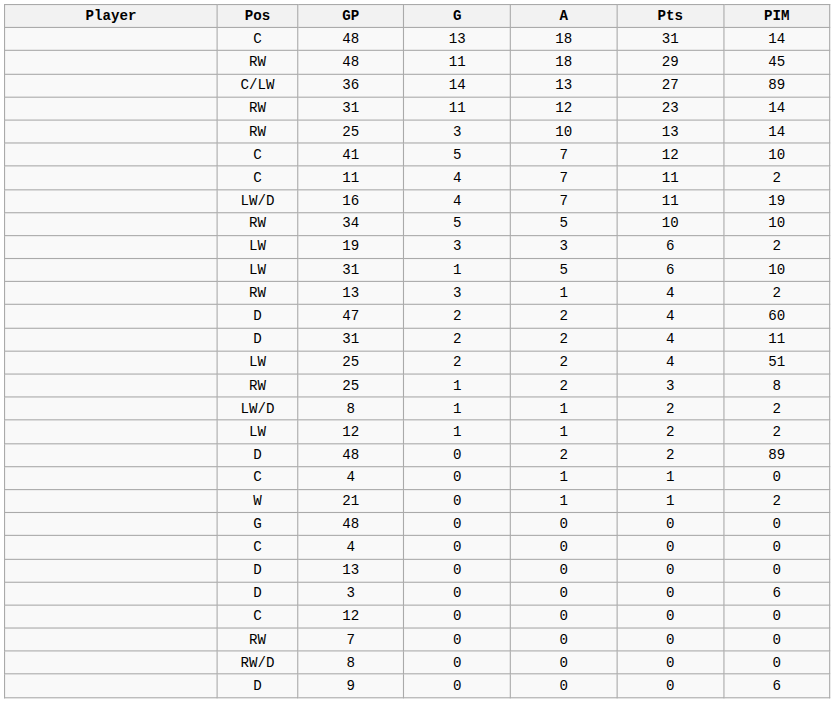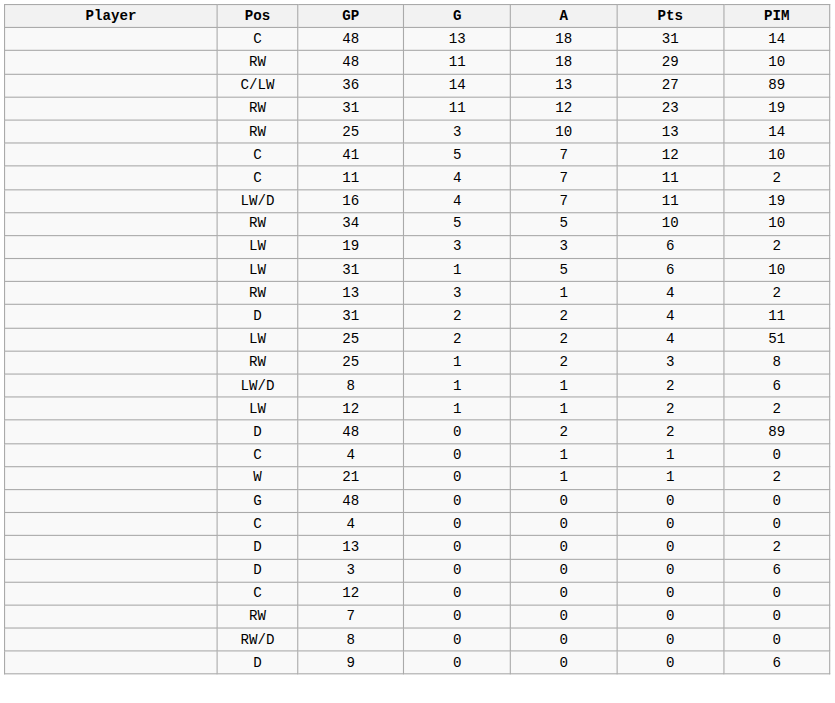(777, 62) 45 -> (777, 62) 10
(777, 108) 14 -> (777, 108) 19
- row: (258, 316)
(777, 409) 2 -> (777, 386) 6
(777, 570) 0 -> (777, 547) 2
